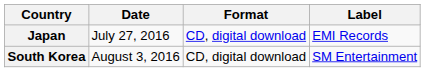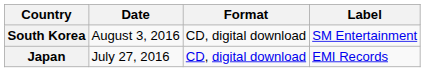rows swapped: (46, 35) <-> (46, 56)
